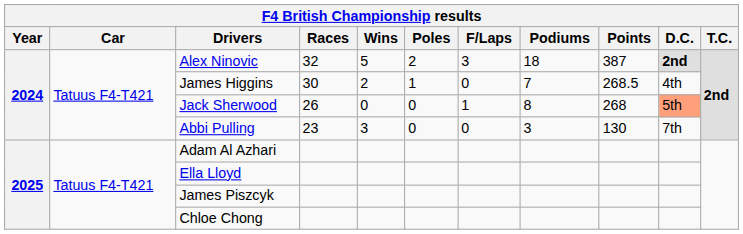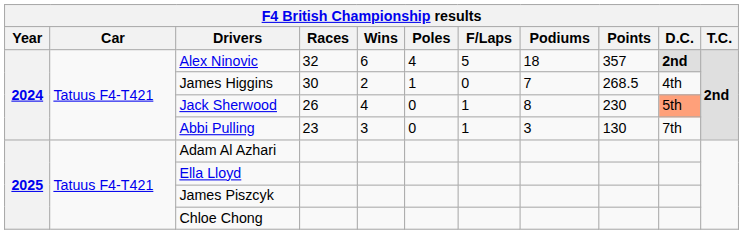(364, 60) 5 -> (364, 60) 6
(412, 60) 2 -> (412, 60) 4
(465, 60) 3 -> (465, 60) 5
(615, 60) 387 -> (615, 60) 357
(364, 105) 0 -> (364, 105) 4
(615, 105) 268 -> (615, 105) 230
(465, 128) 0 -> (465, 128) 1
